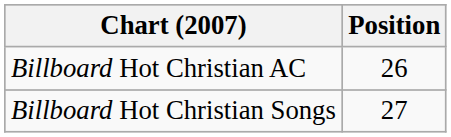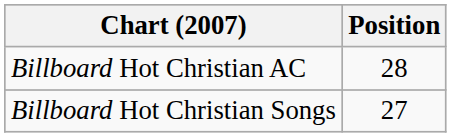(394, 68) 26 -> (394, 68) 28
